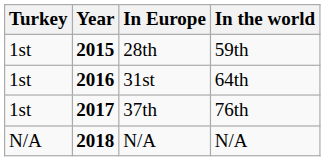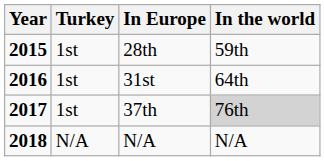columns swapped: (95, 19) <-> (38, 19)
(232, 110) no background -> (232, 110) lightgrey background
